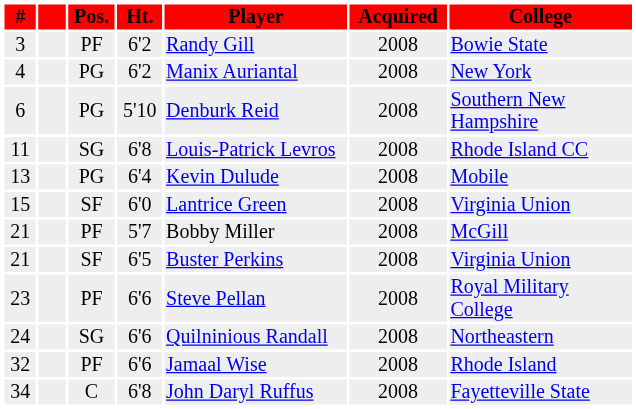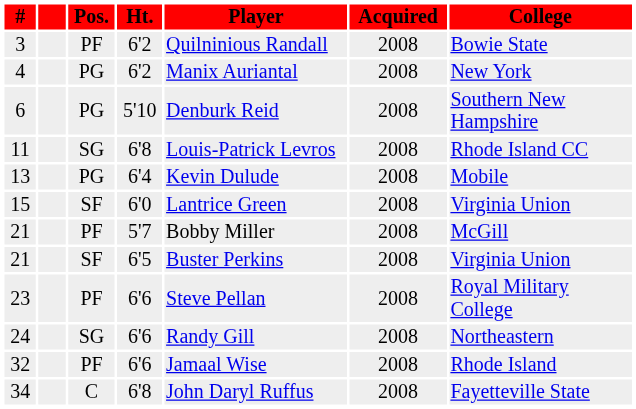(210, 44) Randy Gill -> (247, 44) Quilninious Randall
(247, 336) Quilninious Randall -> (210, 336) Randy Gill
